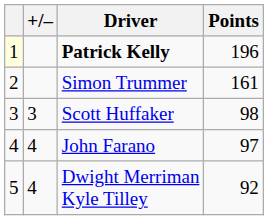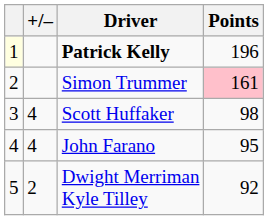(245, 83) no background -> (245, 83) pink background
(32, 114) 3 -> (32, 114) 4
(249, 145) 97 -> (249, 145) 95
(32, 188) 4 -> (32, 188) 2
